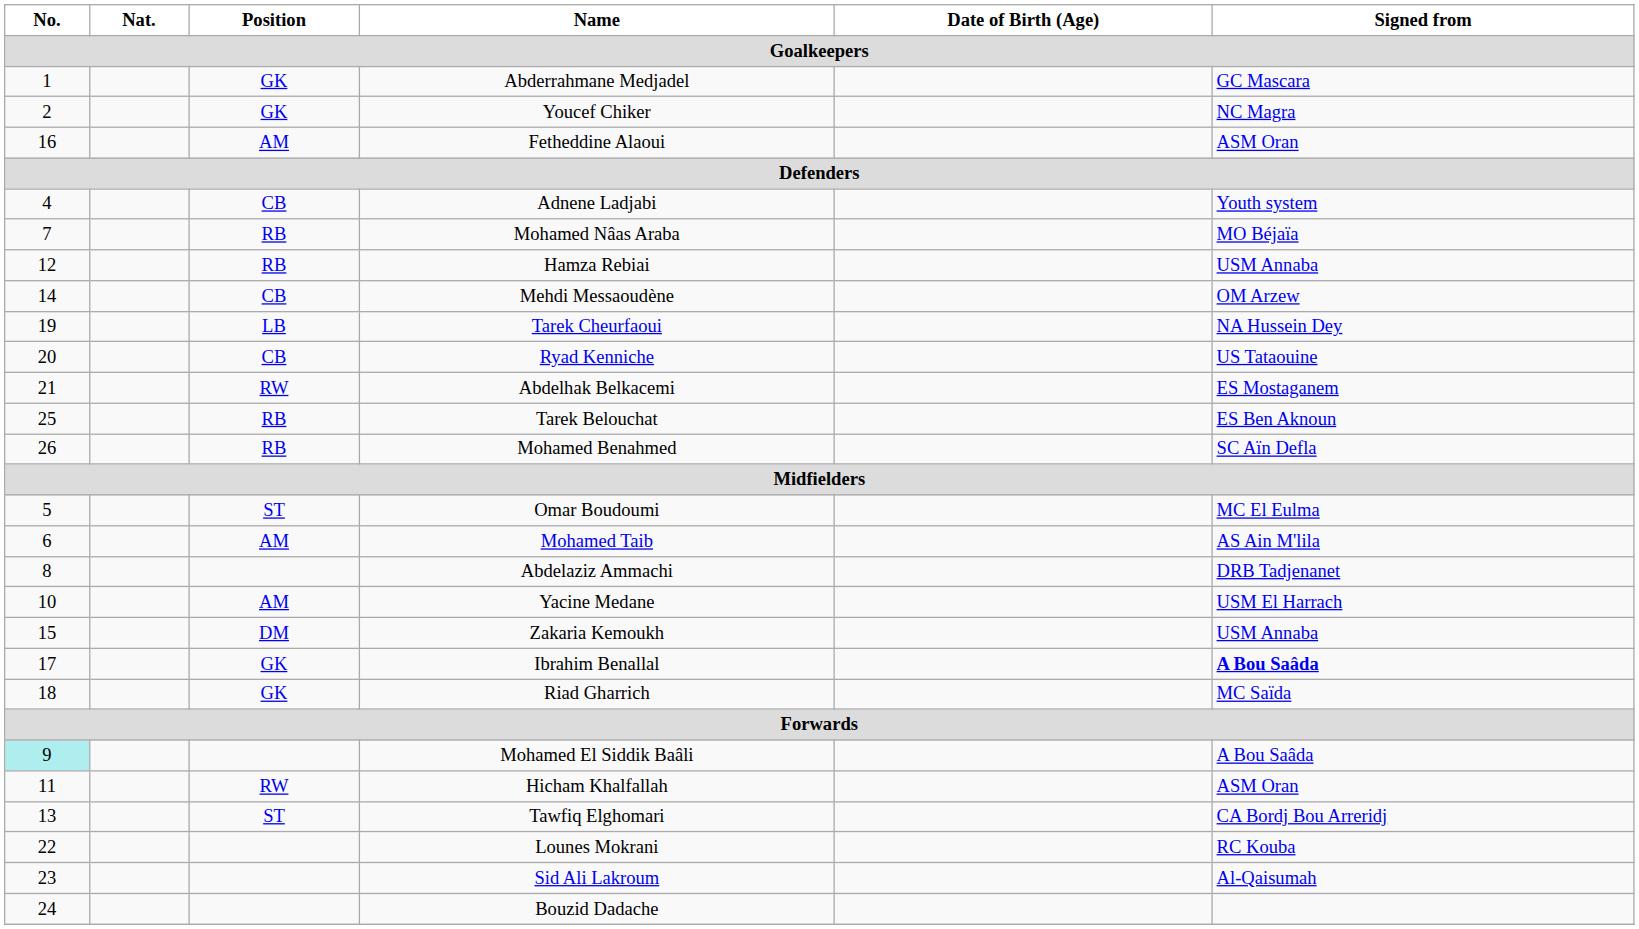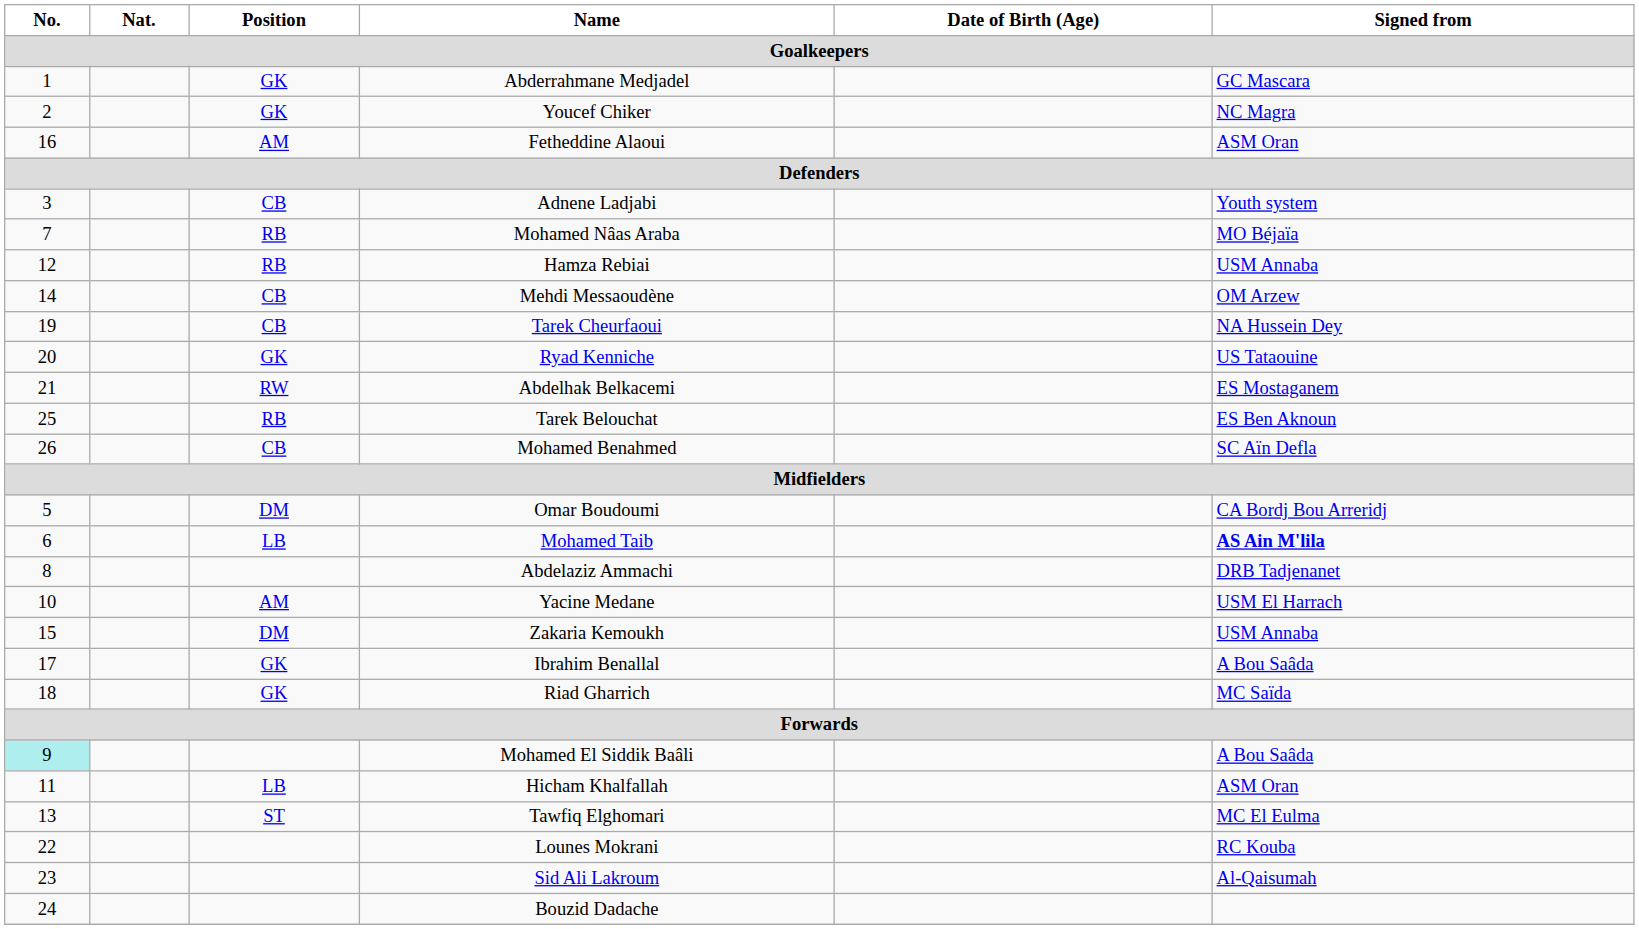(47, 204) 4 -> (47, 204) 3
(274, 326) LB -> (274, 326) CB
(274, 357) CB -> (274, 357) GK
(274, 449) RB -> (274, 449) CB
(274, 510) ST -> (274, 510) DM
(1268, 510) MC El Eulma -> (1302, 510) CA Bordj Bou Arreridj
(274, 541) AM -> (274, 541) LB
(1268, 541) normal -> (1271, 541) bold
(1268, 663) bold -> (1265, 663) normal
(274, 786) RW -> (274, 786) LB
(1302, 816) CA Bordj Bou Arreridj -> (1268, 816) MC El Eulma
